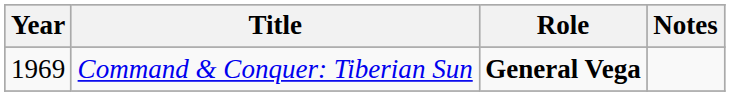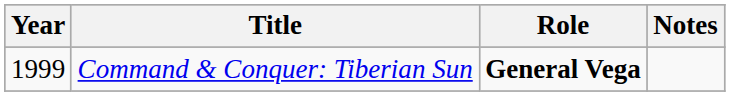(38, 68) 1969 -> (38, 68) 1999
